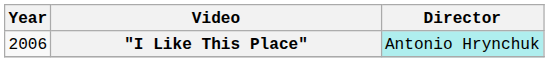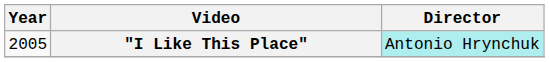(28, 44) 2006 -> (28, 44) 2005
